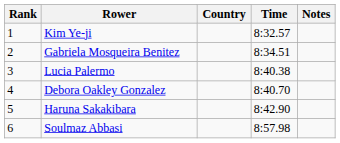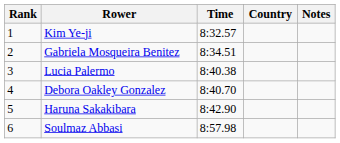columns swapped: (224, 14) <-> (274, 14)
